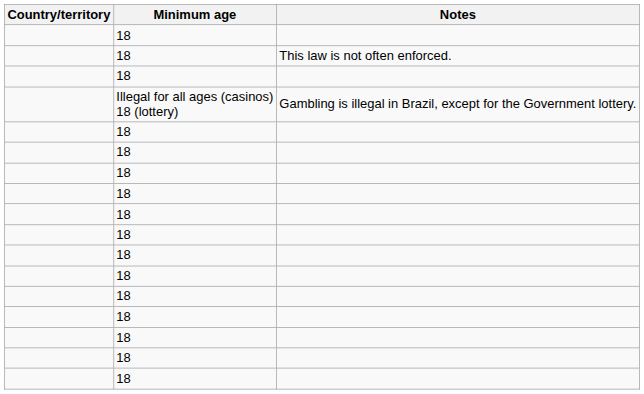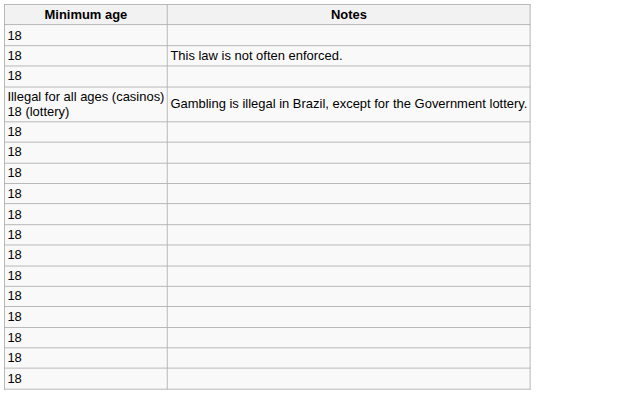- column: (59, 14)
